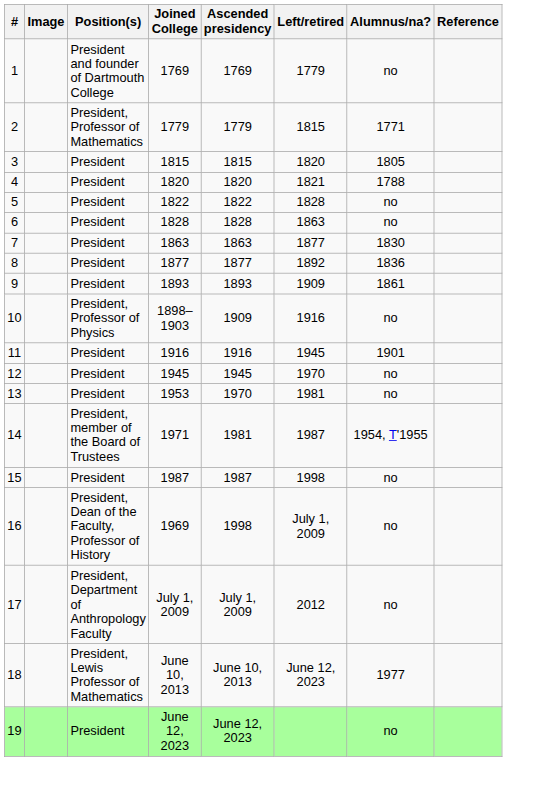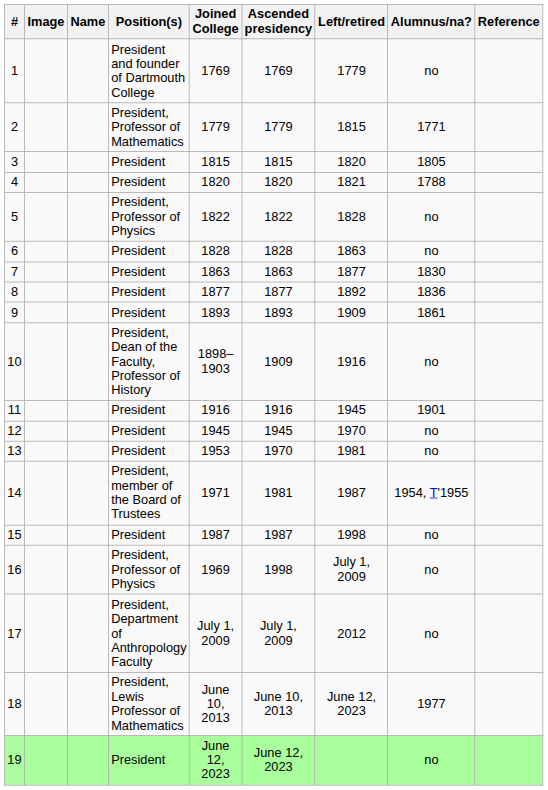+ column: (88, 21)
(97, 202) President -> (146, 216) President, Professor of Physics
(105, 318) President, Professor of Physics -> (146, 361) President, Dean of the Faculty, Professor of History
(105, 526) President, Dean of the Faculty, Professor of History -> (146, 569) President, Professor of Physics
